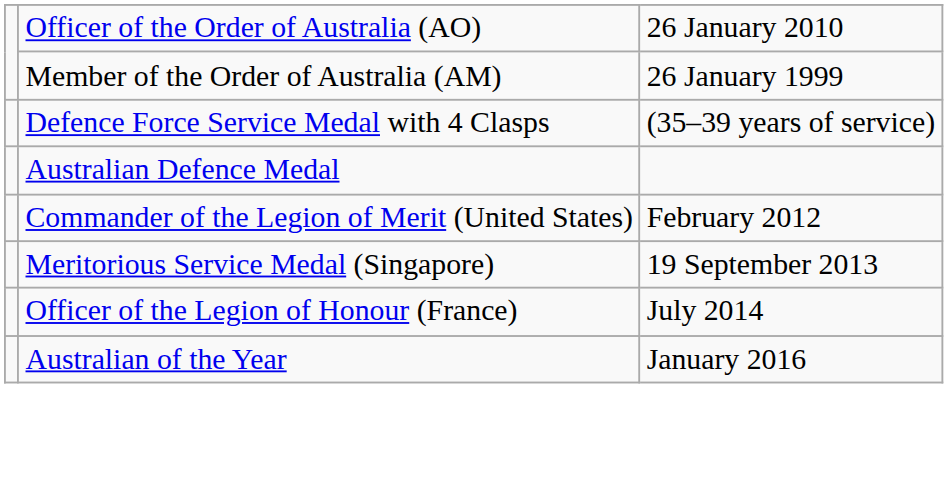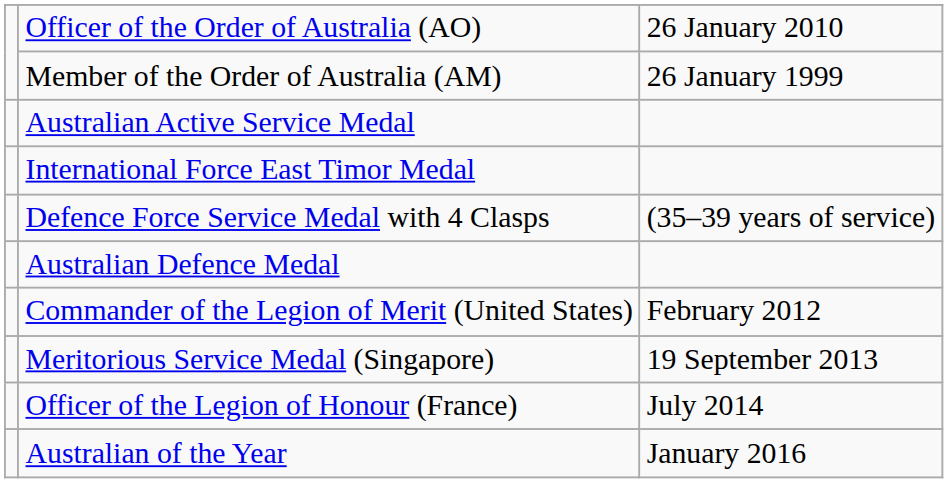+ row: (220, 122)
+ row: (250, 169)
